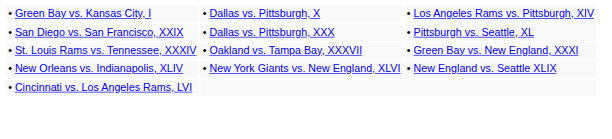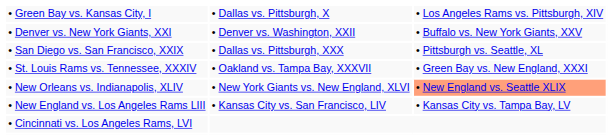+ row: (90, 32)
(482, 69) no background -> (491, 87) lightsalmon background
+ row: (107, 106)
